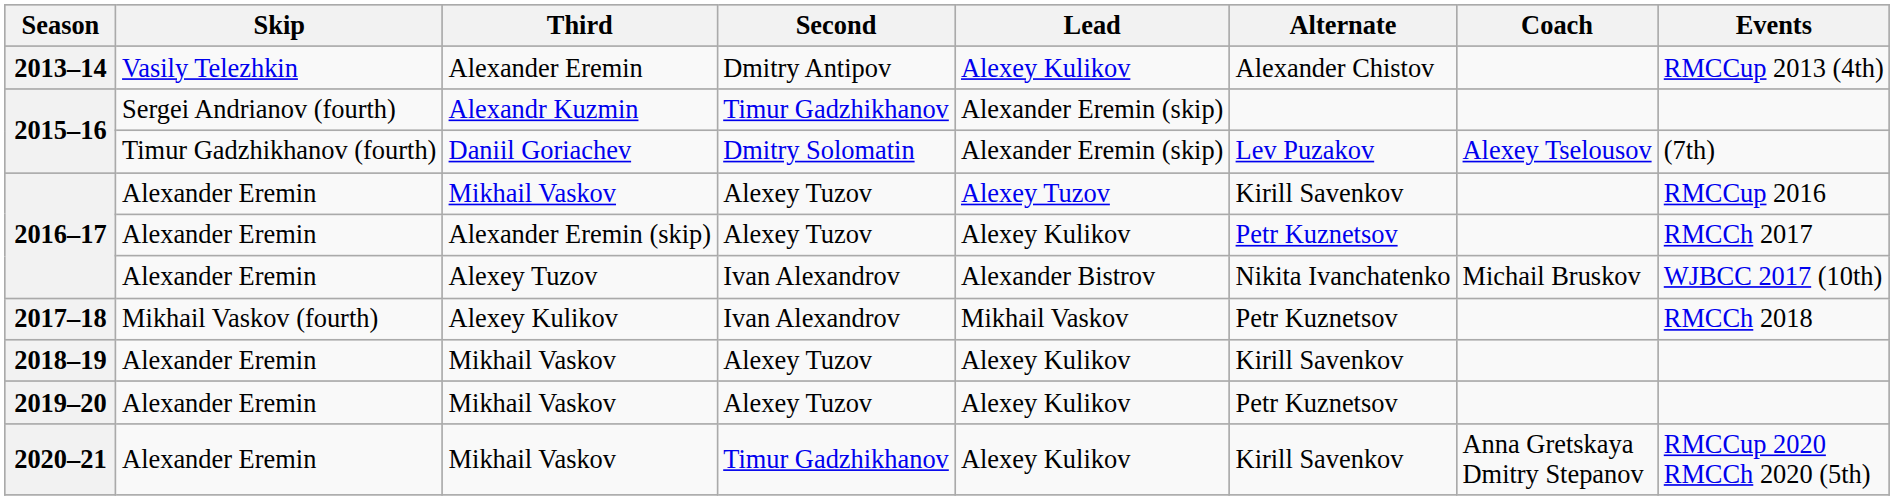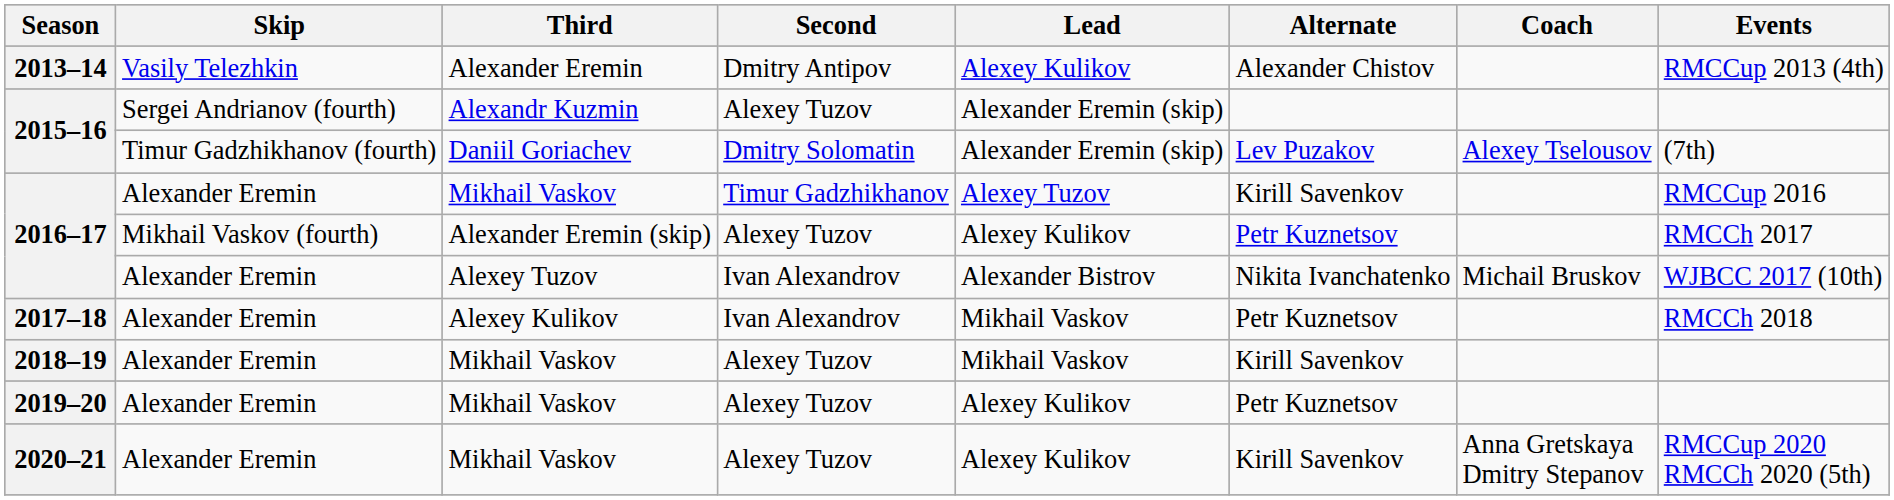(836, 109) Timur Gadzhikhanov -> (798, 109) Alexey Tuzov
(798, 192) Alexey Tuzov -> (836, 192) Timur Gadzhikhanov
(219, 234) Alexander Eremin -> (250, 234) Mikhail Vaskov (fourth)
(250, 318) Mikhail Vaskov (fourth) -> (219, 318) Alexander Eremin
(1046, 360) Alexey Kulikov -> (1045, 360) Mikhail Vaskov
(836, 458) Timur Gadzhikhanov -> (798, 458) Alexey Tuzov
